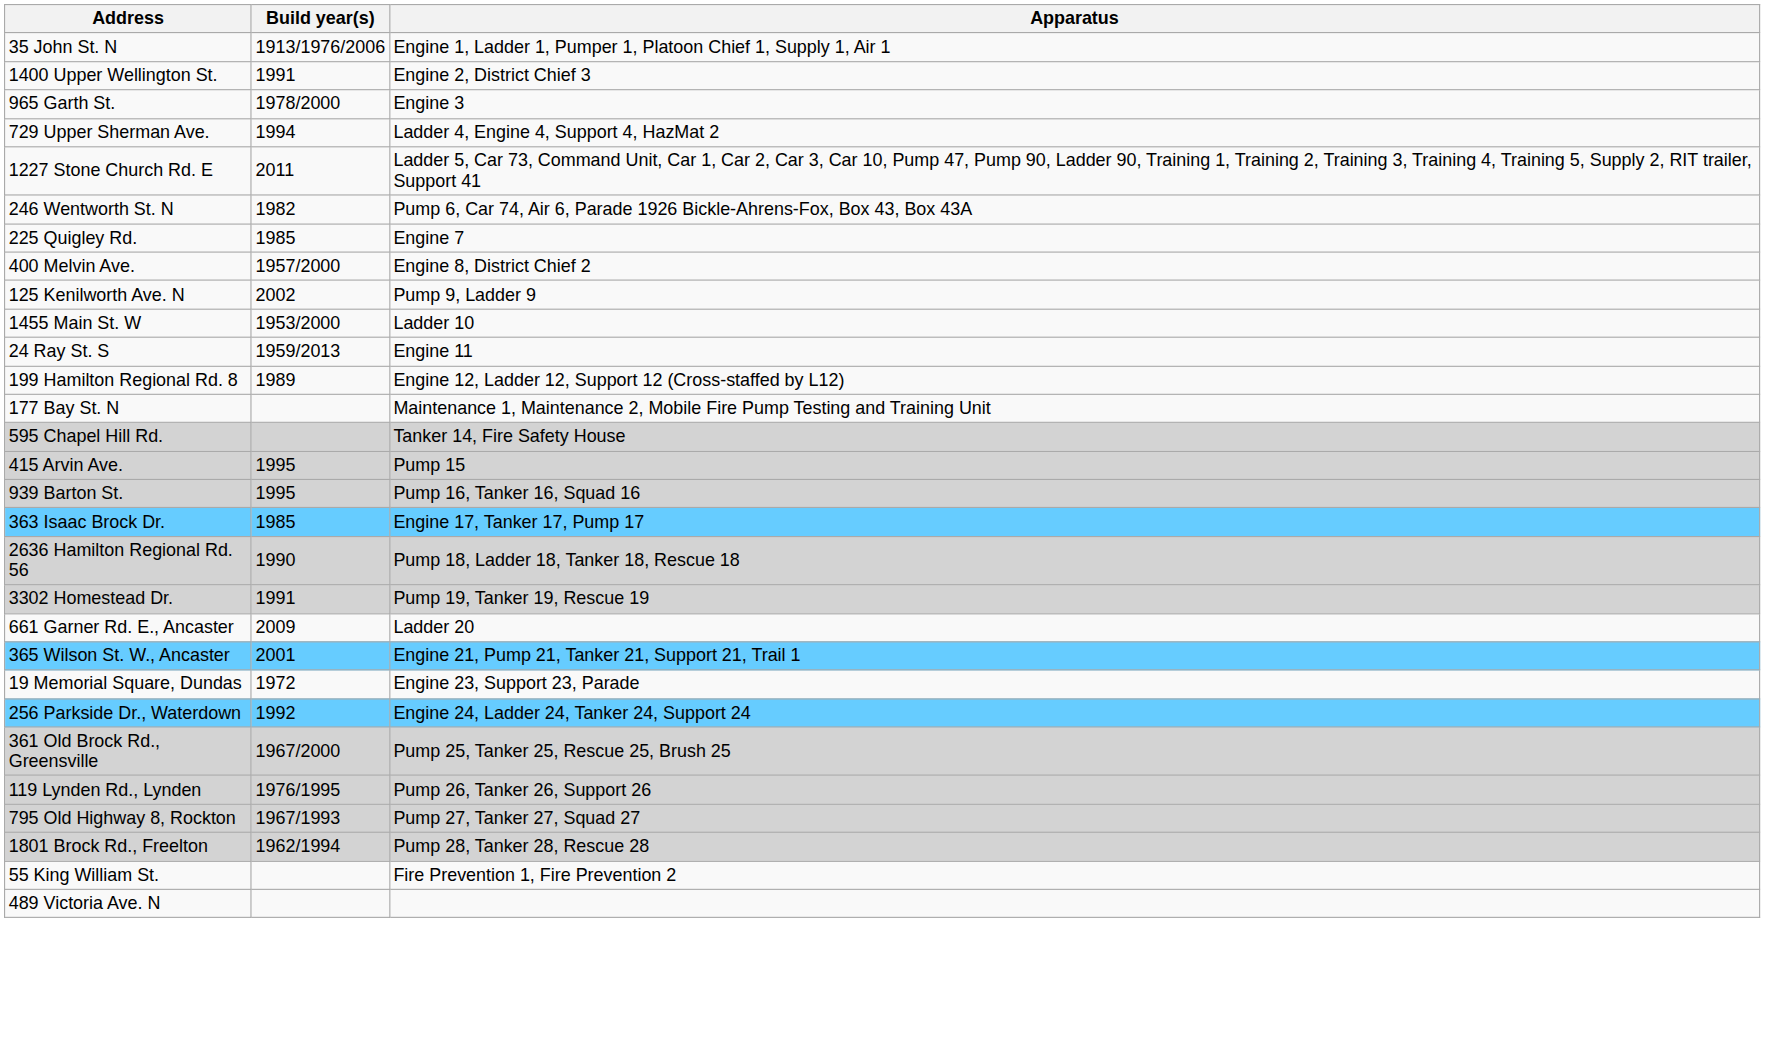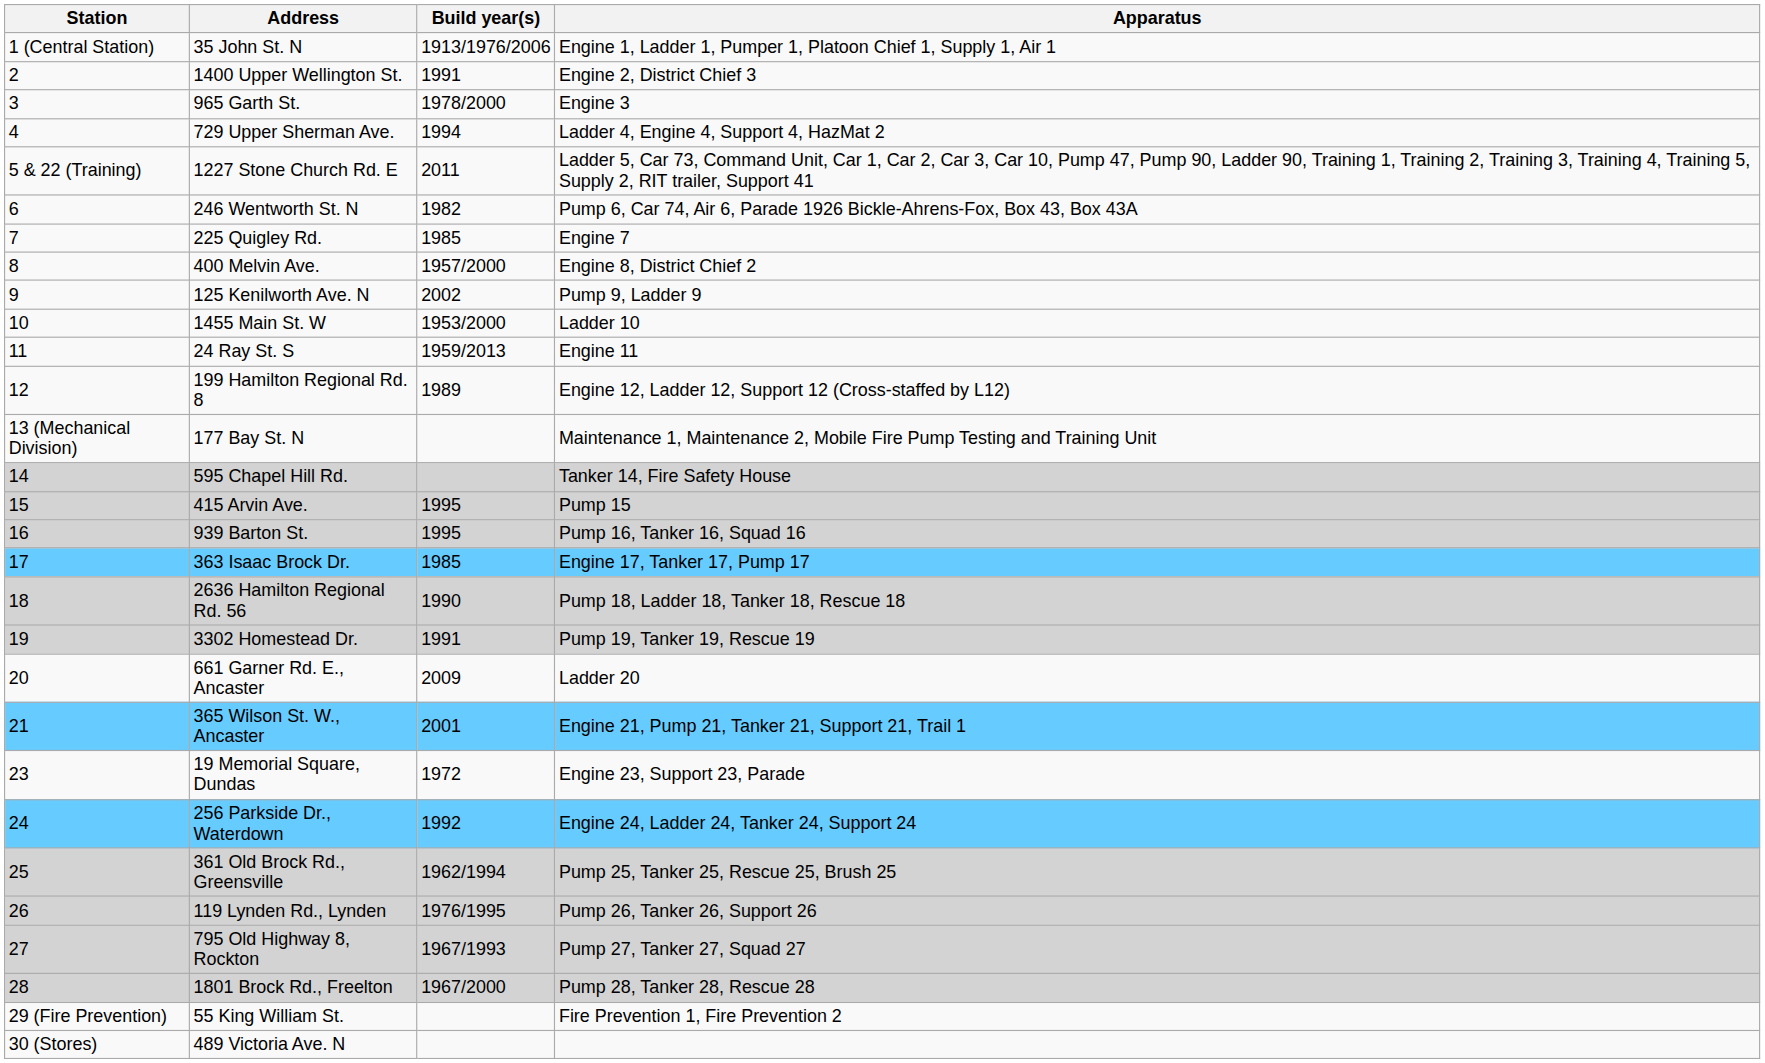+ column: (97, 18)
(298, 751) 1967/2000 -> (463, 872) 1962/1994
(298, 846) 1962/1994 -> (463, 987) 1967/2000
